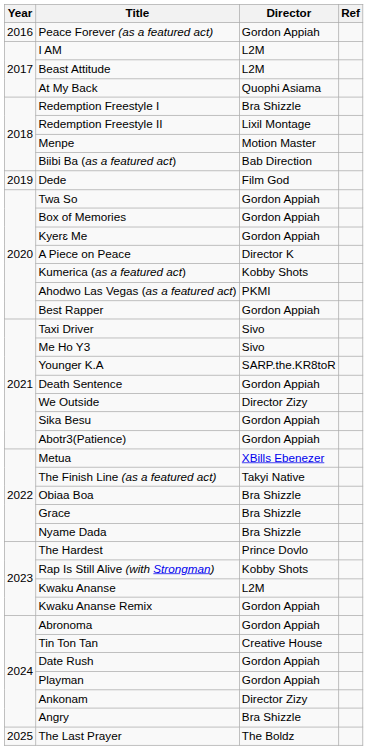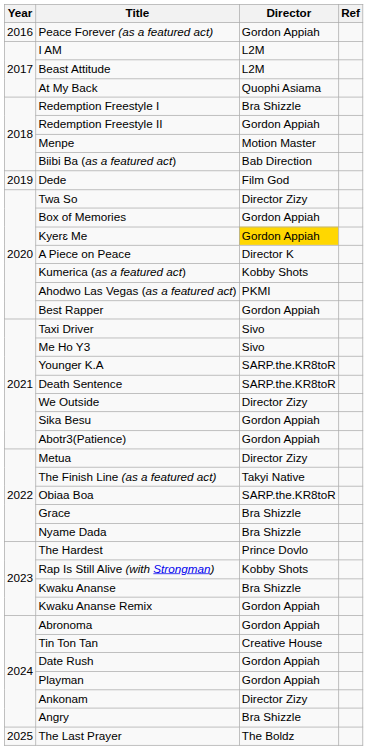(276, 124) Lixil Montage -> (281, 124) Gordon Appiah
(281, 198) Gordon Appiah -> (275, 198) Director Zizy
(281, 236) no background -> (281, 236) gold background
(281, 384) Gordon Appiah -> (289, 384) SARP.the.KR8toR
(283, 458) XBills Ebenezer -> (275, 458) Director Zizy
(271, 495) Bra Shizzle -> (289, 495) SARP.the.KR8toR
(253, 587) L2M -> (271, 587) Bra Shizzle
